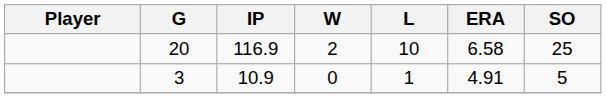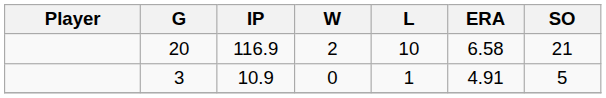(562, 48) 25 -> (562, 48) 21
